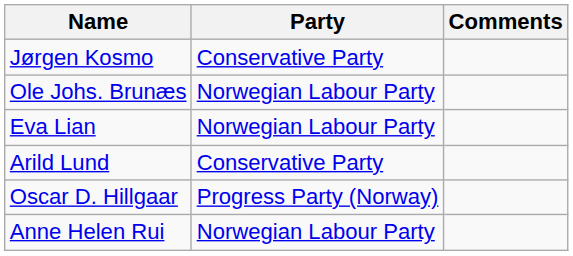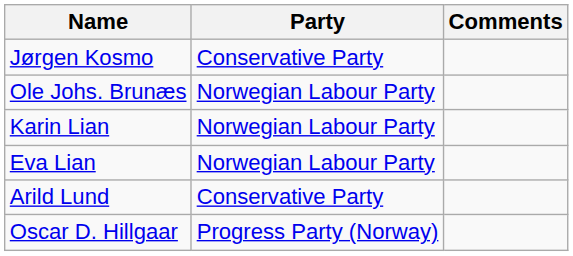+ row: (59, 127)
- row: (87, 232)
